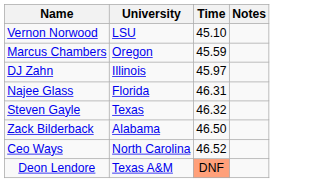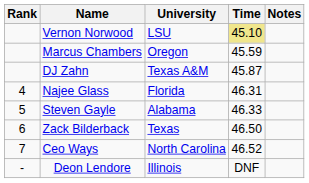+ column: (22, 14)
(211, 33) no background -> (247, 33) khaki background
(129, 71) Illinois -> (178, 71) Texas A&M
(211, 71) 45.97 -> (247, 71) 45.87
(128, 110) Texas -> (171, 110) Alabama
(211, 110) 46.32 -> (247, 110) 46.33
(136, 129) Alabama -> (163, 129) Texas
(143, 168) Texas A&M -> (164, 168) Illinois
(211, 168) lightsalmon background -> (247, 168) no background
